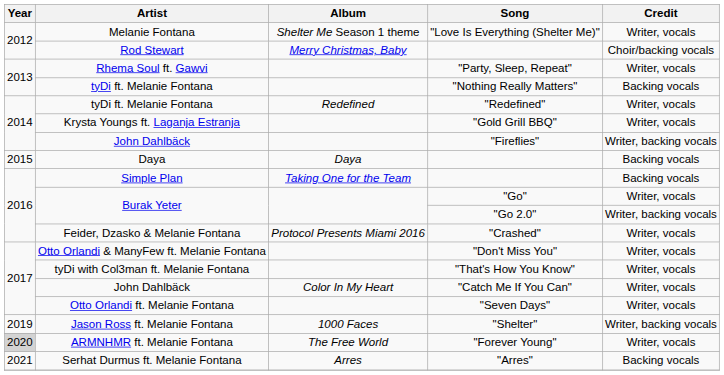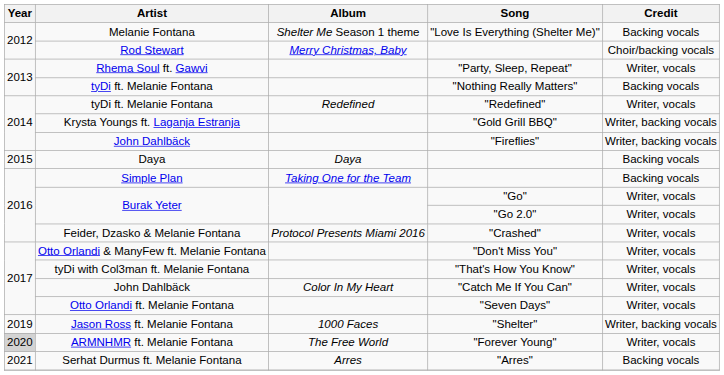(661, 31) Writer, vocals -> (661, 31) Backing vocals
(661, 123) Writer, vocals -> (661, 123) Writer, backing vocals
(661, 214) Writer, backing vocals -> (661, 214) Writer, vocals
